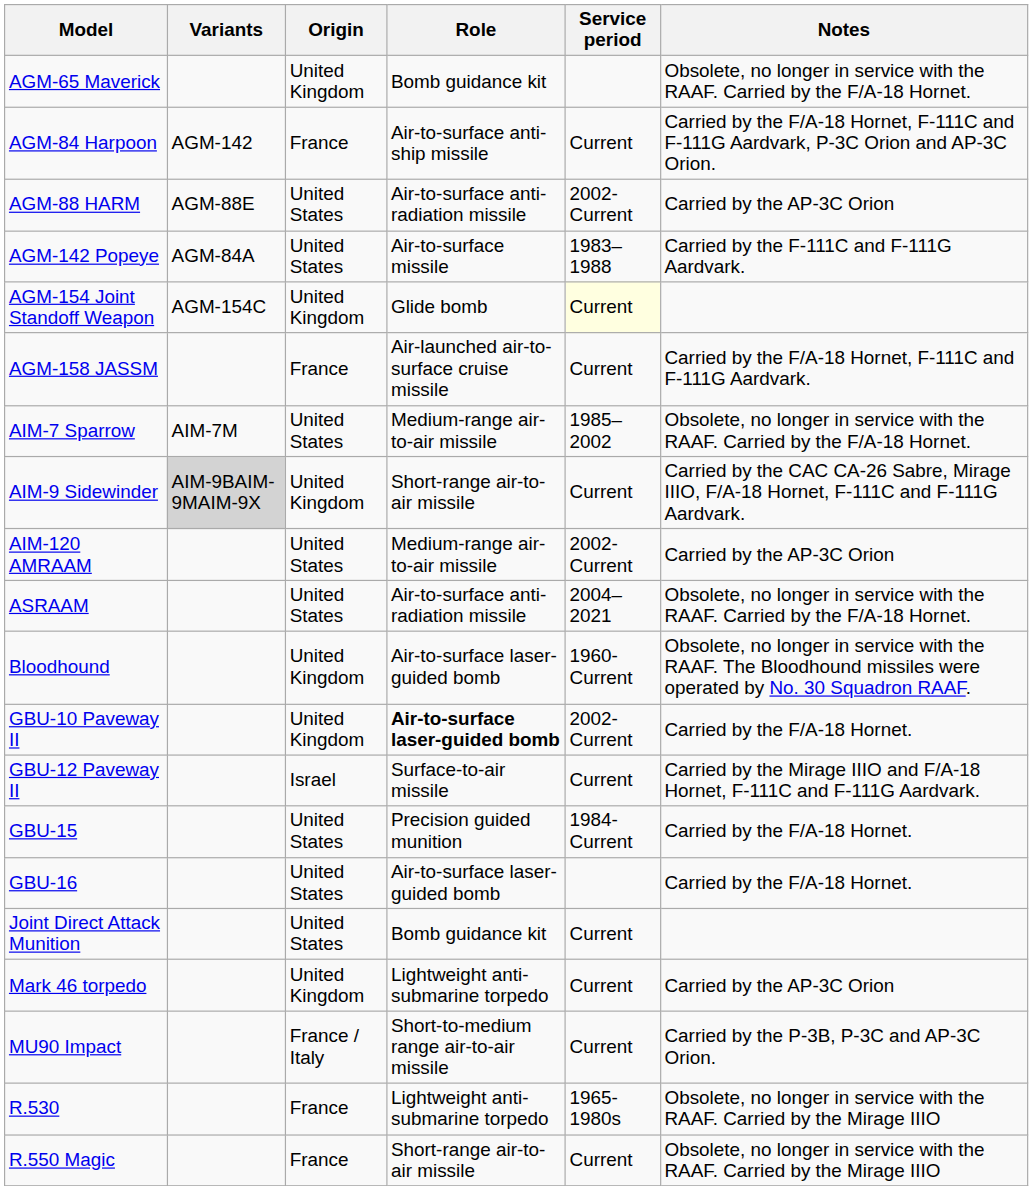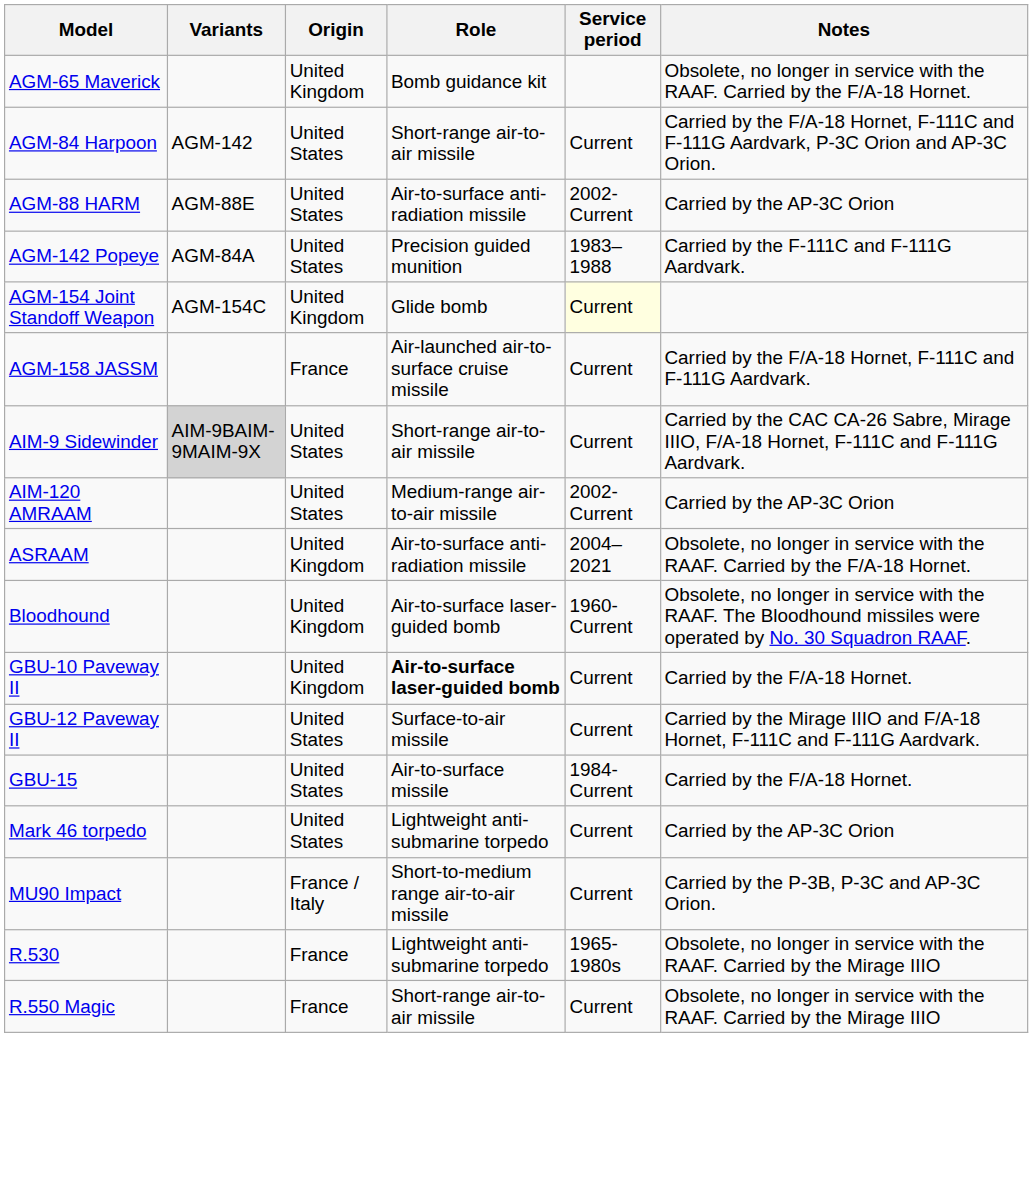(319, 143) France -> (317, 143) United States
(469, 143) Air-to-surface anti-ship missile -> (468, 143) Short-range air-to-air missile
(448, 256) Air-to-surface missile -> (461, 256) Precision guided munition
- row: (72, 430)
(327, 492) United Kingdom -> (317, 441) United States
(317, 605) United States -> (327, 554) United Kingdom
(601, 729) 2002-Current -> (601, 678) Current
(313, 780) Israel -> (317, 729) United States
(461, 831) Precision guided munition -> (448, 780) Air-to-surface missile
- row: (43, 882)
- row: (84, 933)
(327, 985) United Kingdom -> (317, 831) United States
